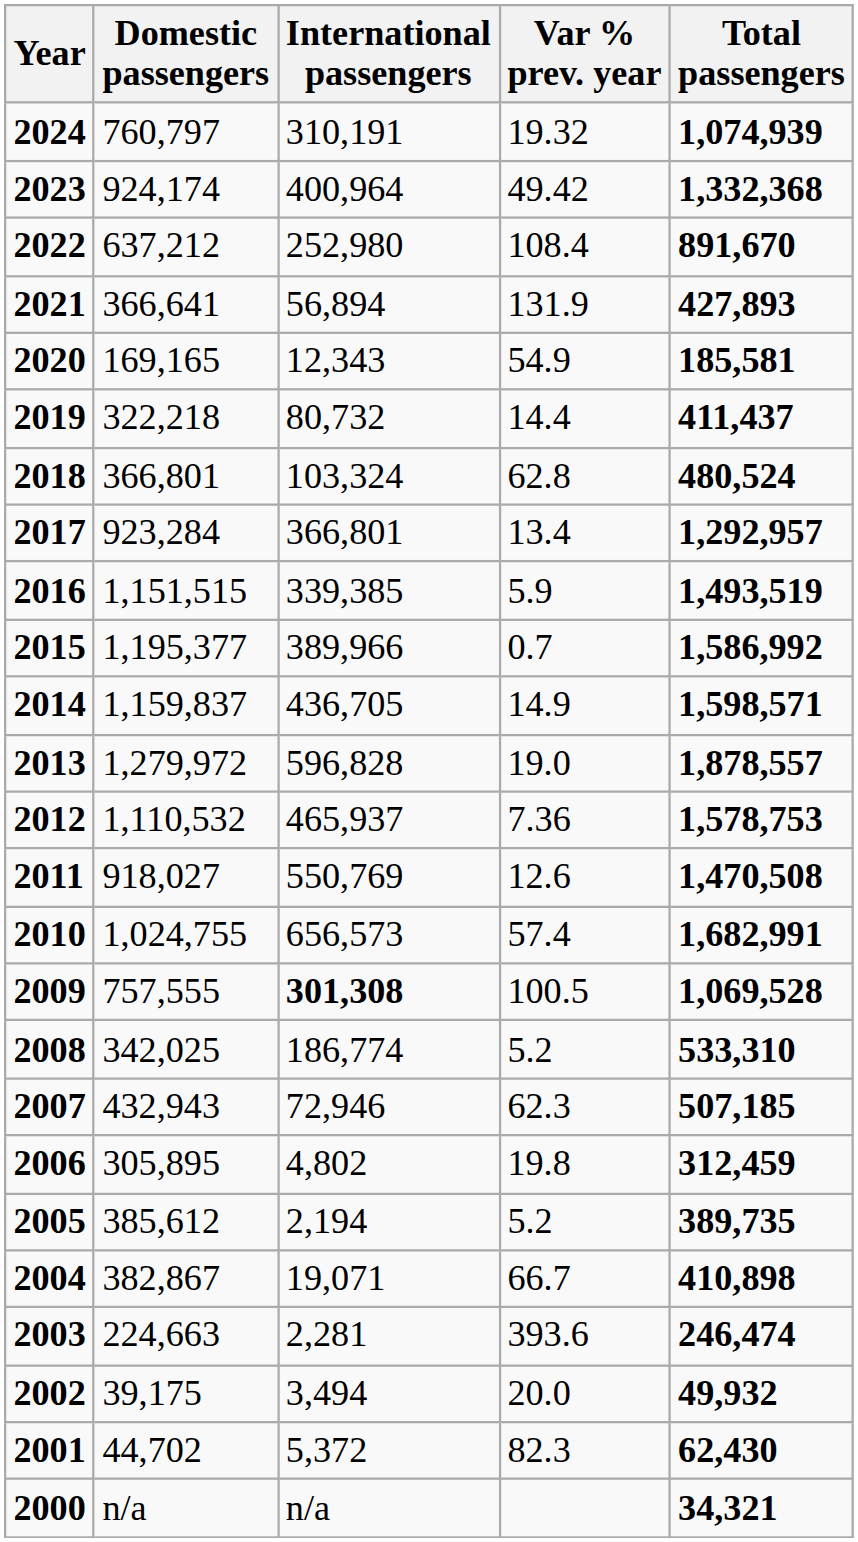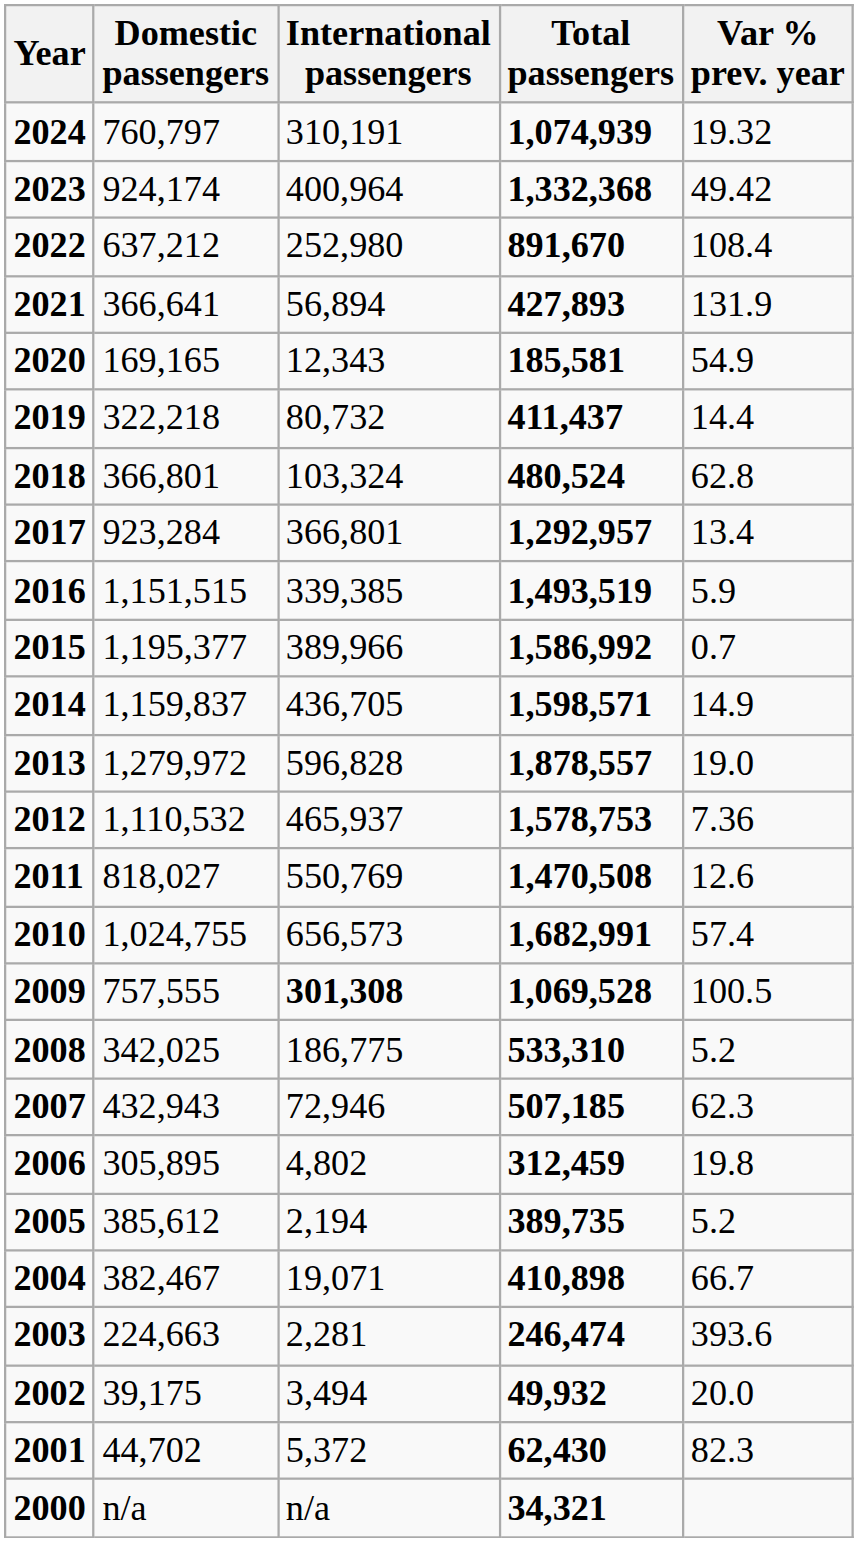columns swapped: (761, 53) <-> (584, 53)
(161, 876) 918,027 -> (161, 876) 818,027
(345, 1048) 186,774 -> (345, 1048) 186,775
(161, 1278) 382,867 -> (161, 1278) 382,467
